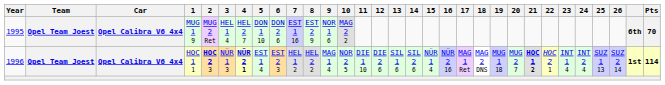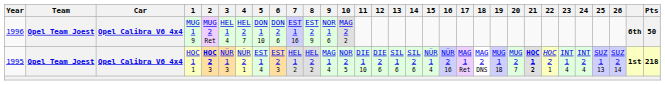(15, 32) 1995 -> (15, 32) 1996
(652, 32) 70 -> (652, 32) 50
(15, 61) 1996 -> (15, 61) 1995
(244, 61) bold -> (244, 61) normal
(652, 61) 114 -> (652, 61) 218
